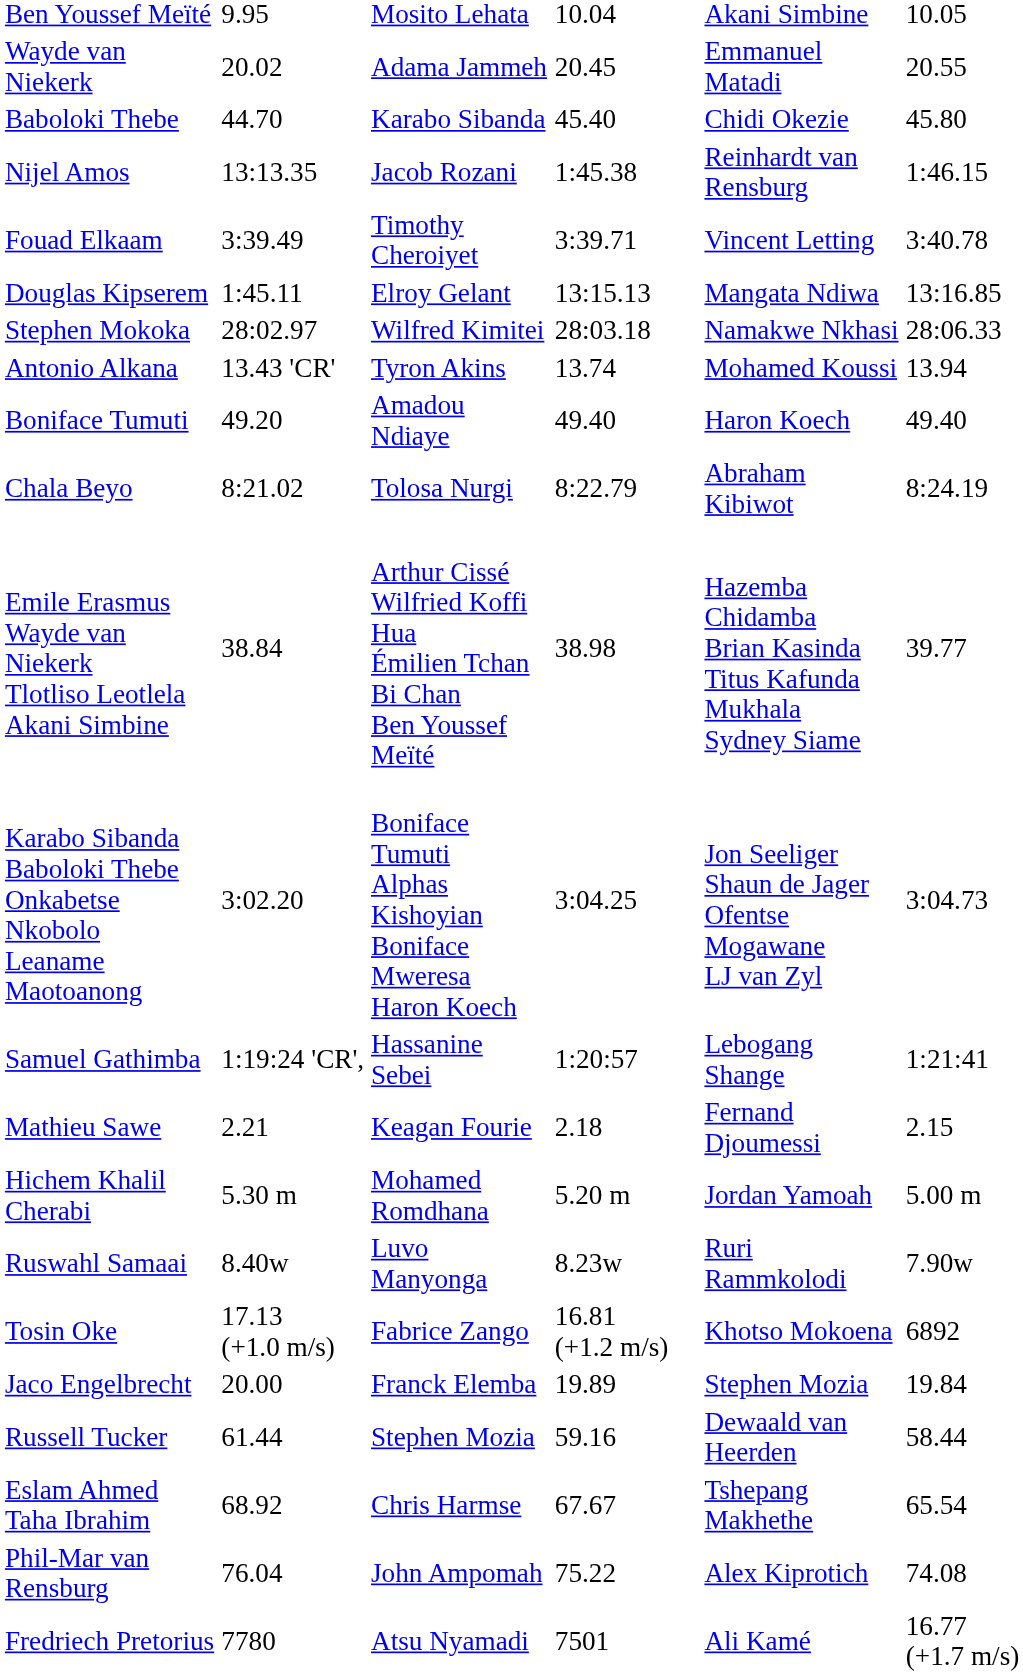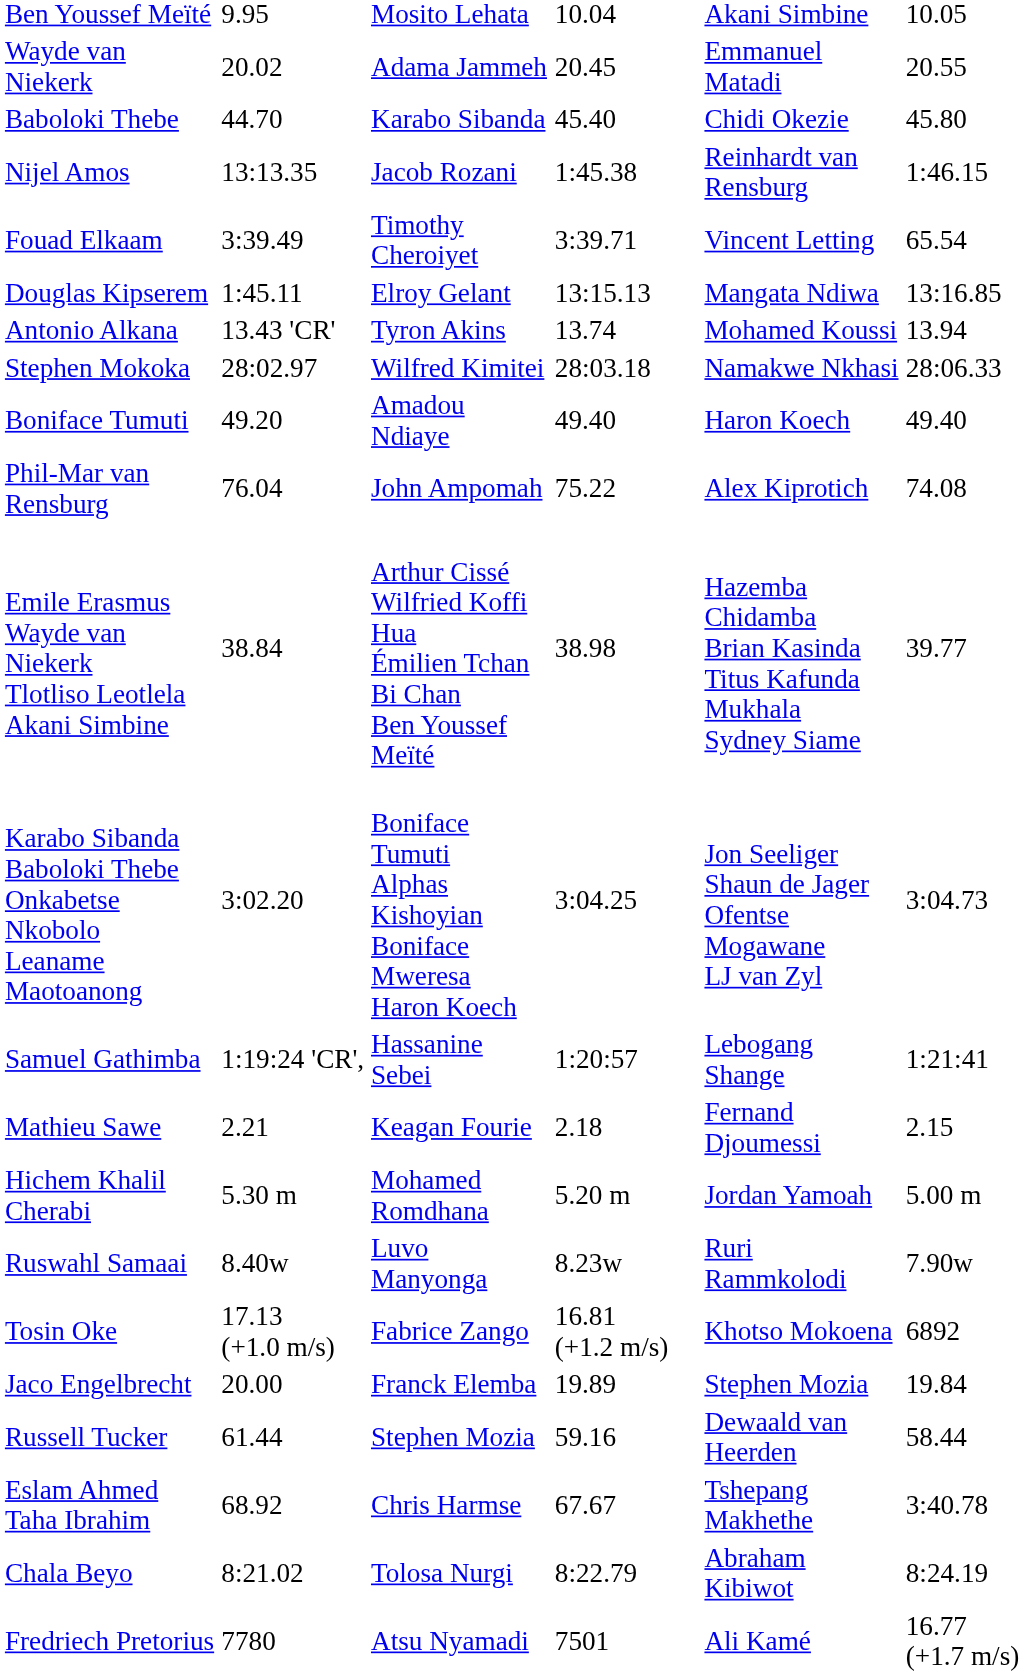(947, 240) 3:40.78 -> (936, 240) 65.54
rows swapped: (97, 330) <-> (91, 367)
rows swapped: (69, 488) <-> (77, 1572)
(936, 1504) 65.54 -> (947, 1504) 3:40.78
